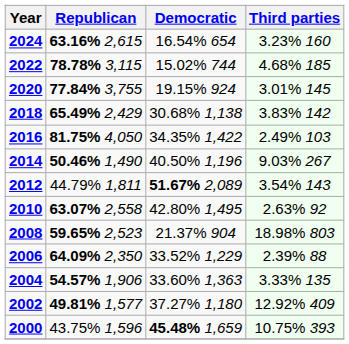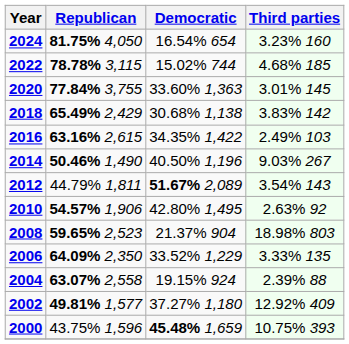(96, 41) 63.16% 2,615 -> (96, 41) 81.75% 4,050
(196, 89) 19.15% 924 -> (196, 89) 33.60% 1,363
(96, 137) 81.75% 4,050 -> (96, 137) 63.16% 2,615
(96, 208) 63.07% 2,558 -> (96, 208) 54.57% 1,906
(295, 256) 2.39% 88 -> (295, 256) 3.33% 135
(96, 279) 54.57% 1,906 -> (96, 279) 63.07% 2,558
(196, 279) 33.60% 1,363 -> (196, 279) 19.15% 924
(295, 279) 3.33% 135 -> (295, 279) 2.39% 88
